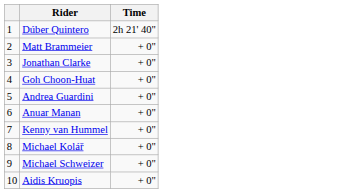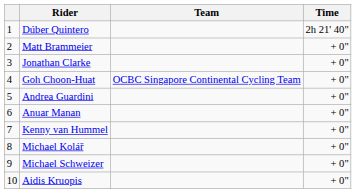+ column: (207, 12)
